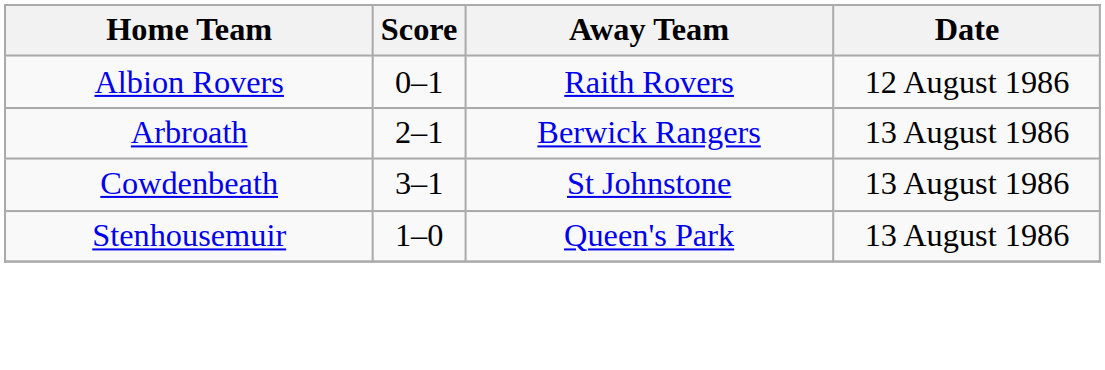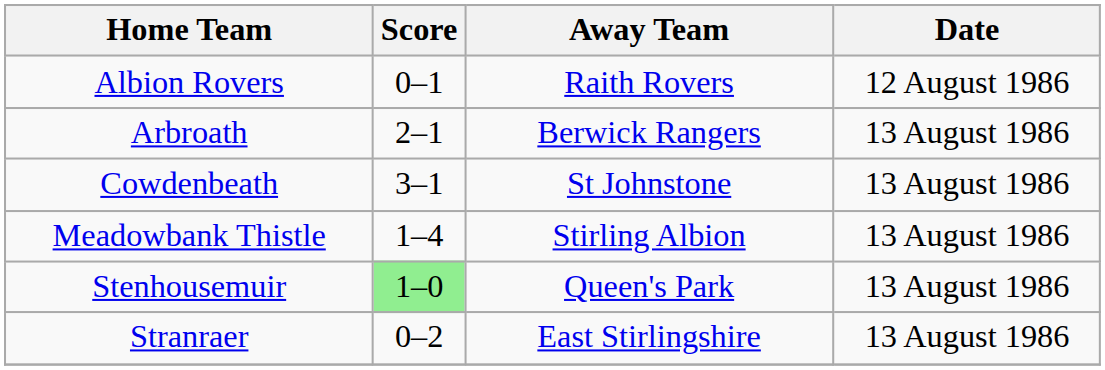+ row: (189, 235)
(419, 235) no background -> (419, 286) lightgreen background
+ row: (189, 337)
